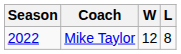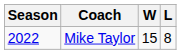(150, 37) 12 -> (150, 37) 15
